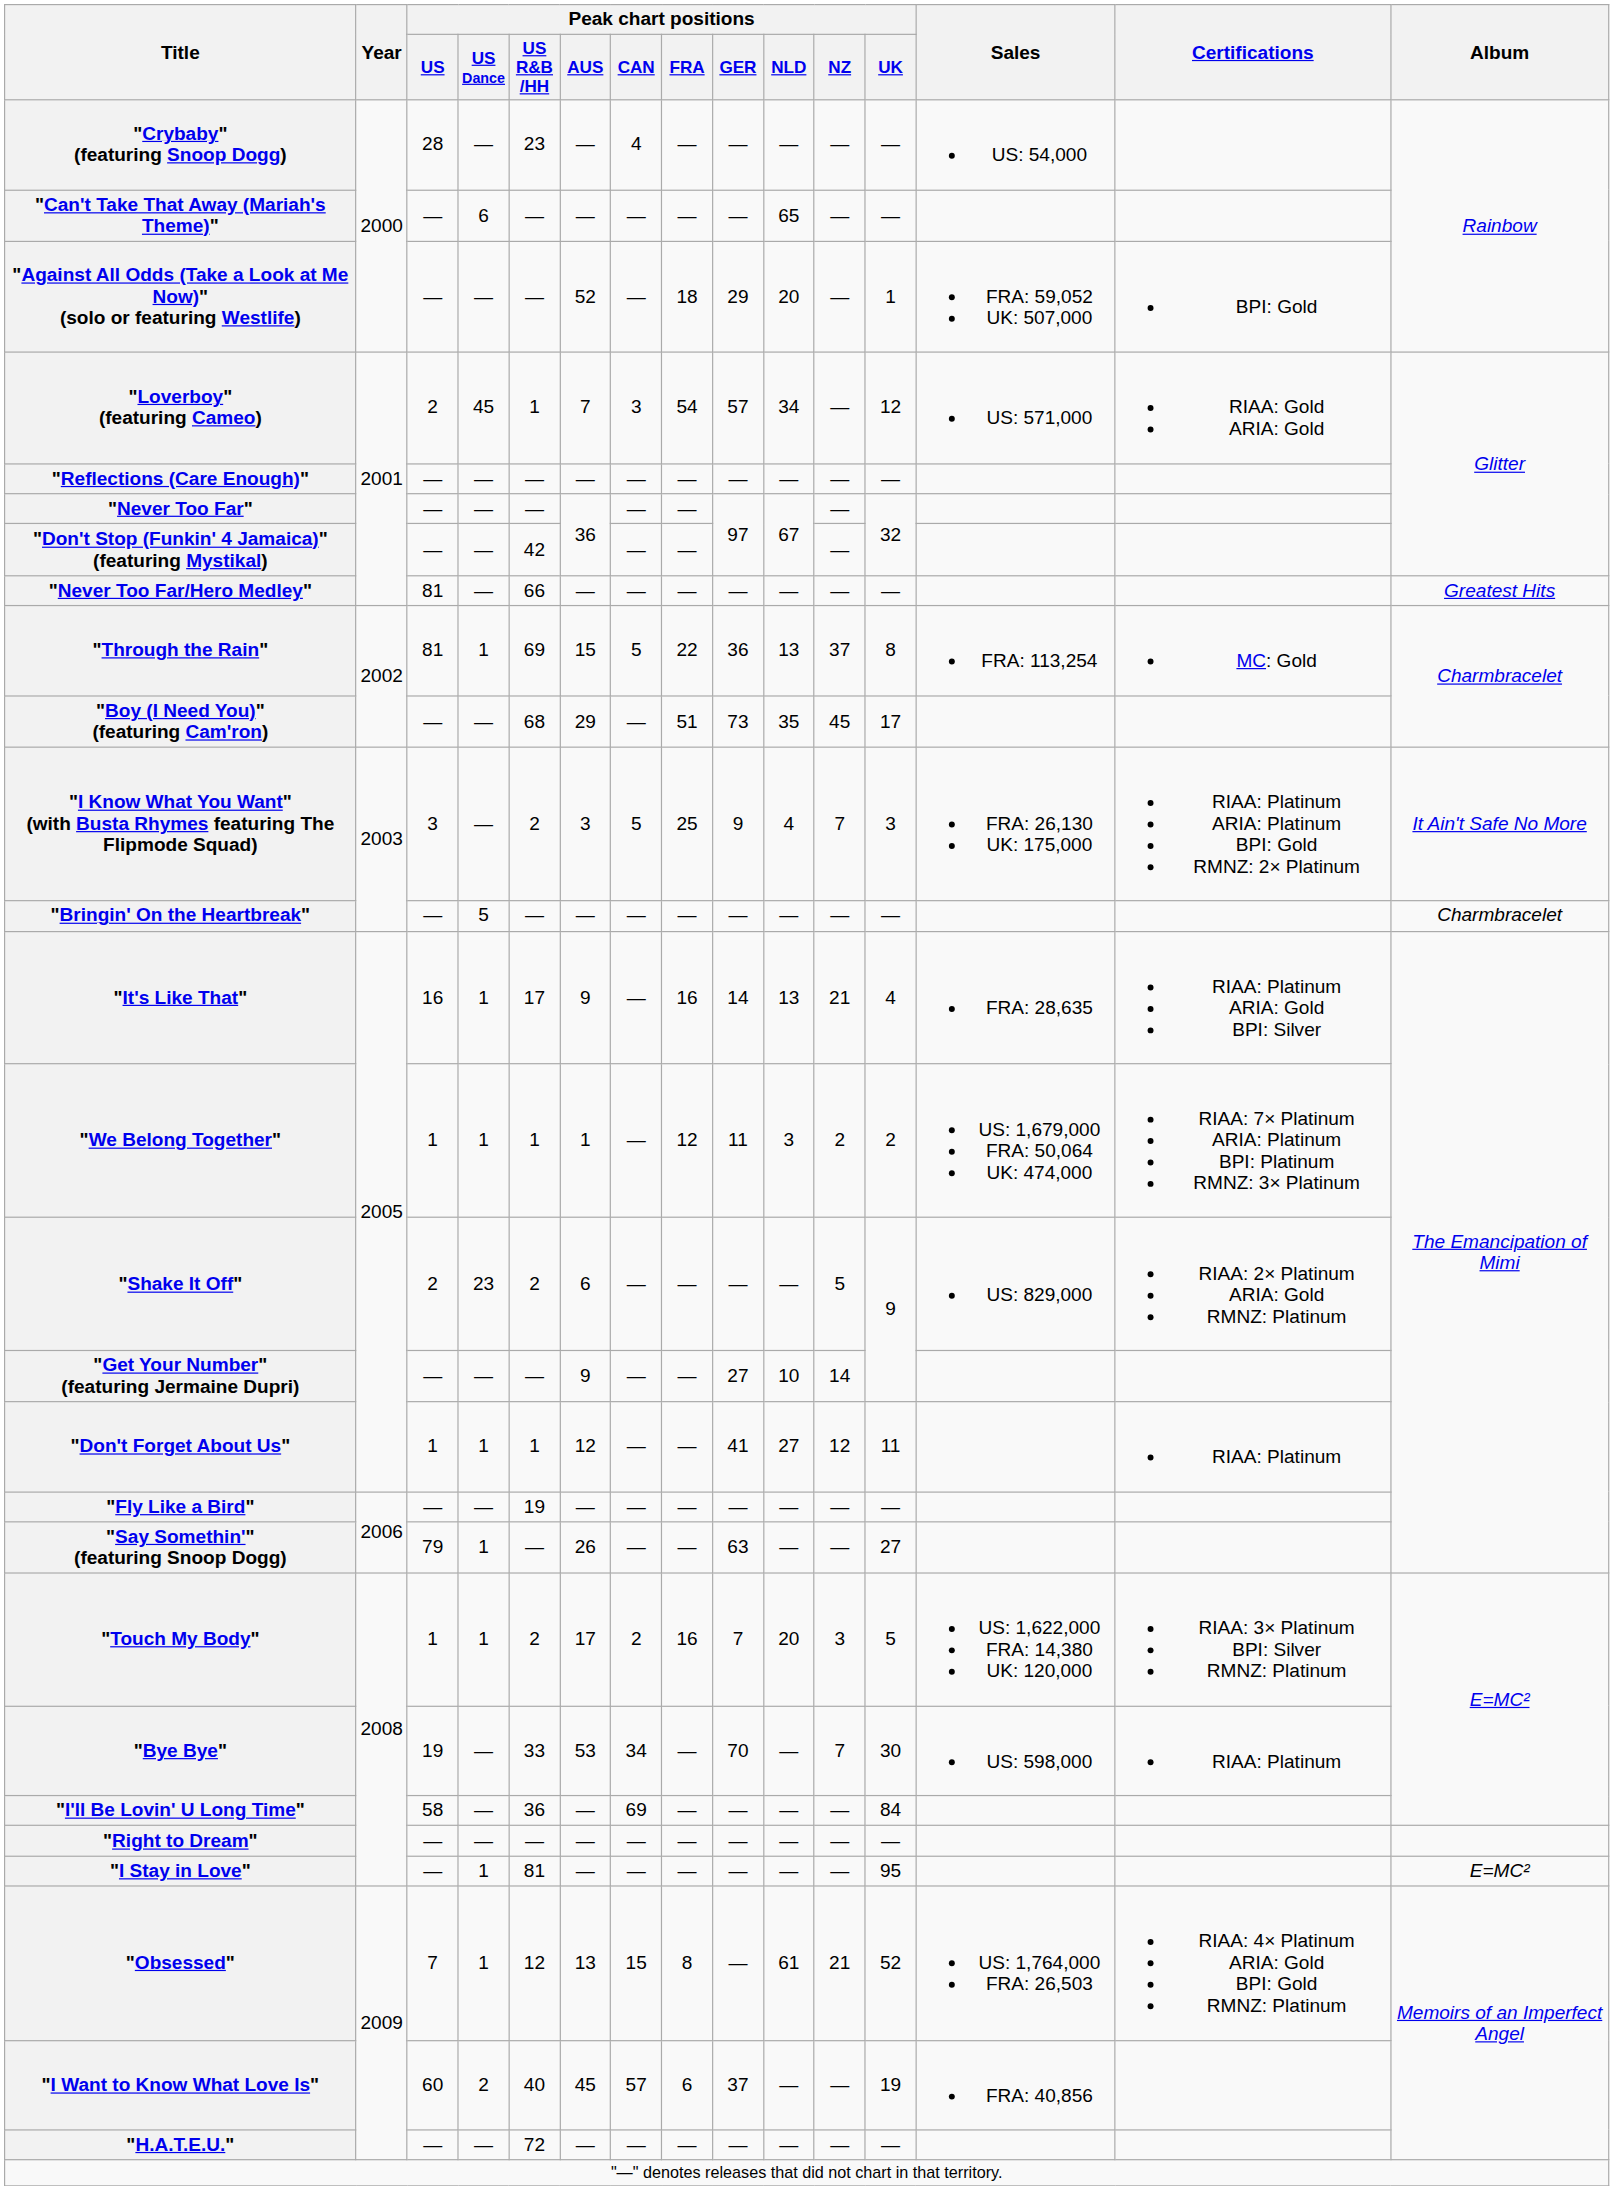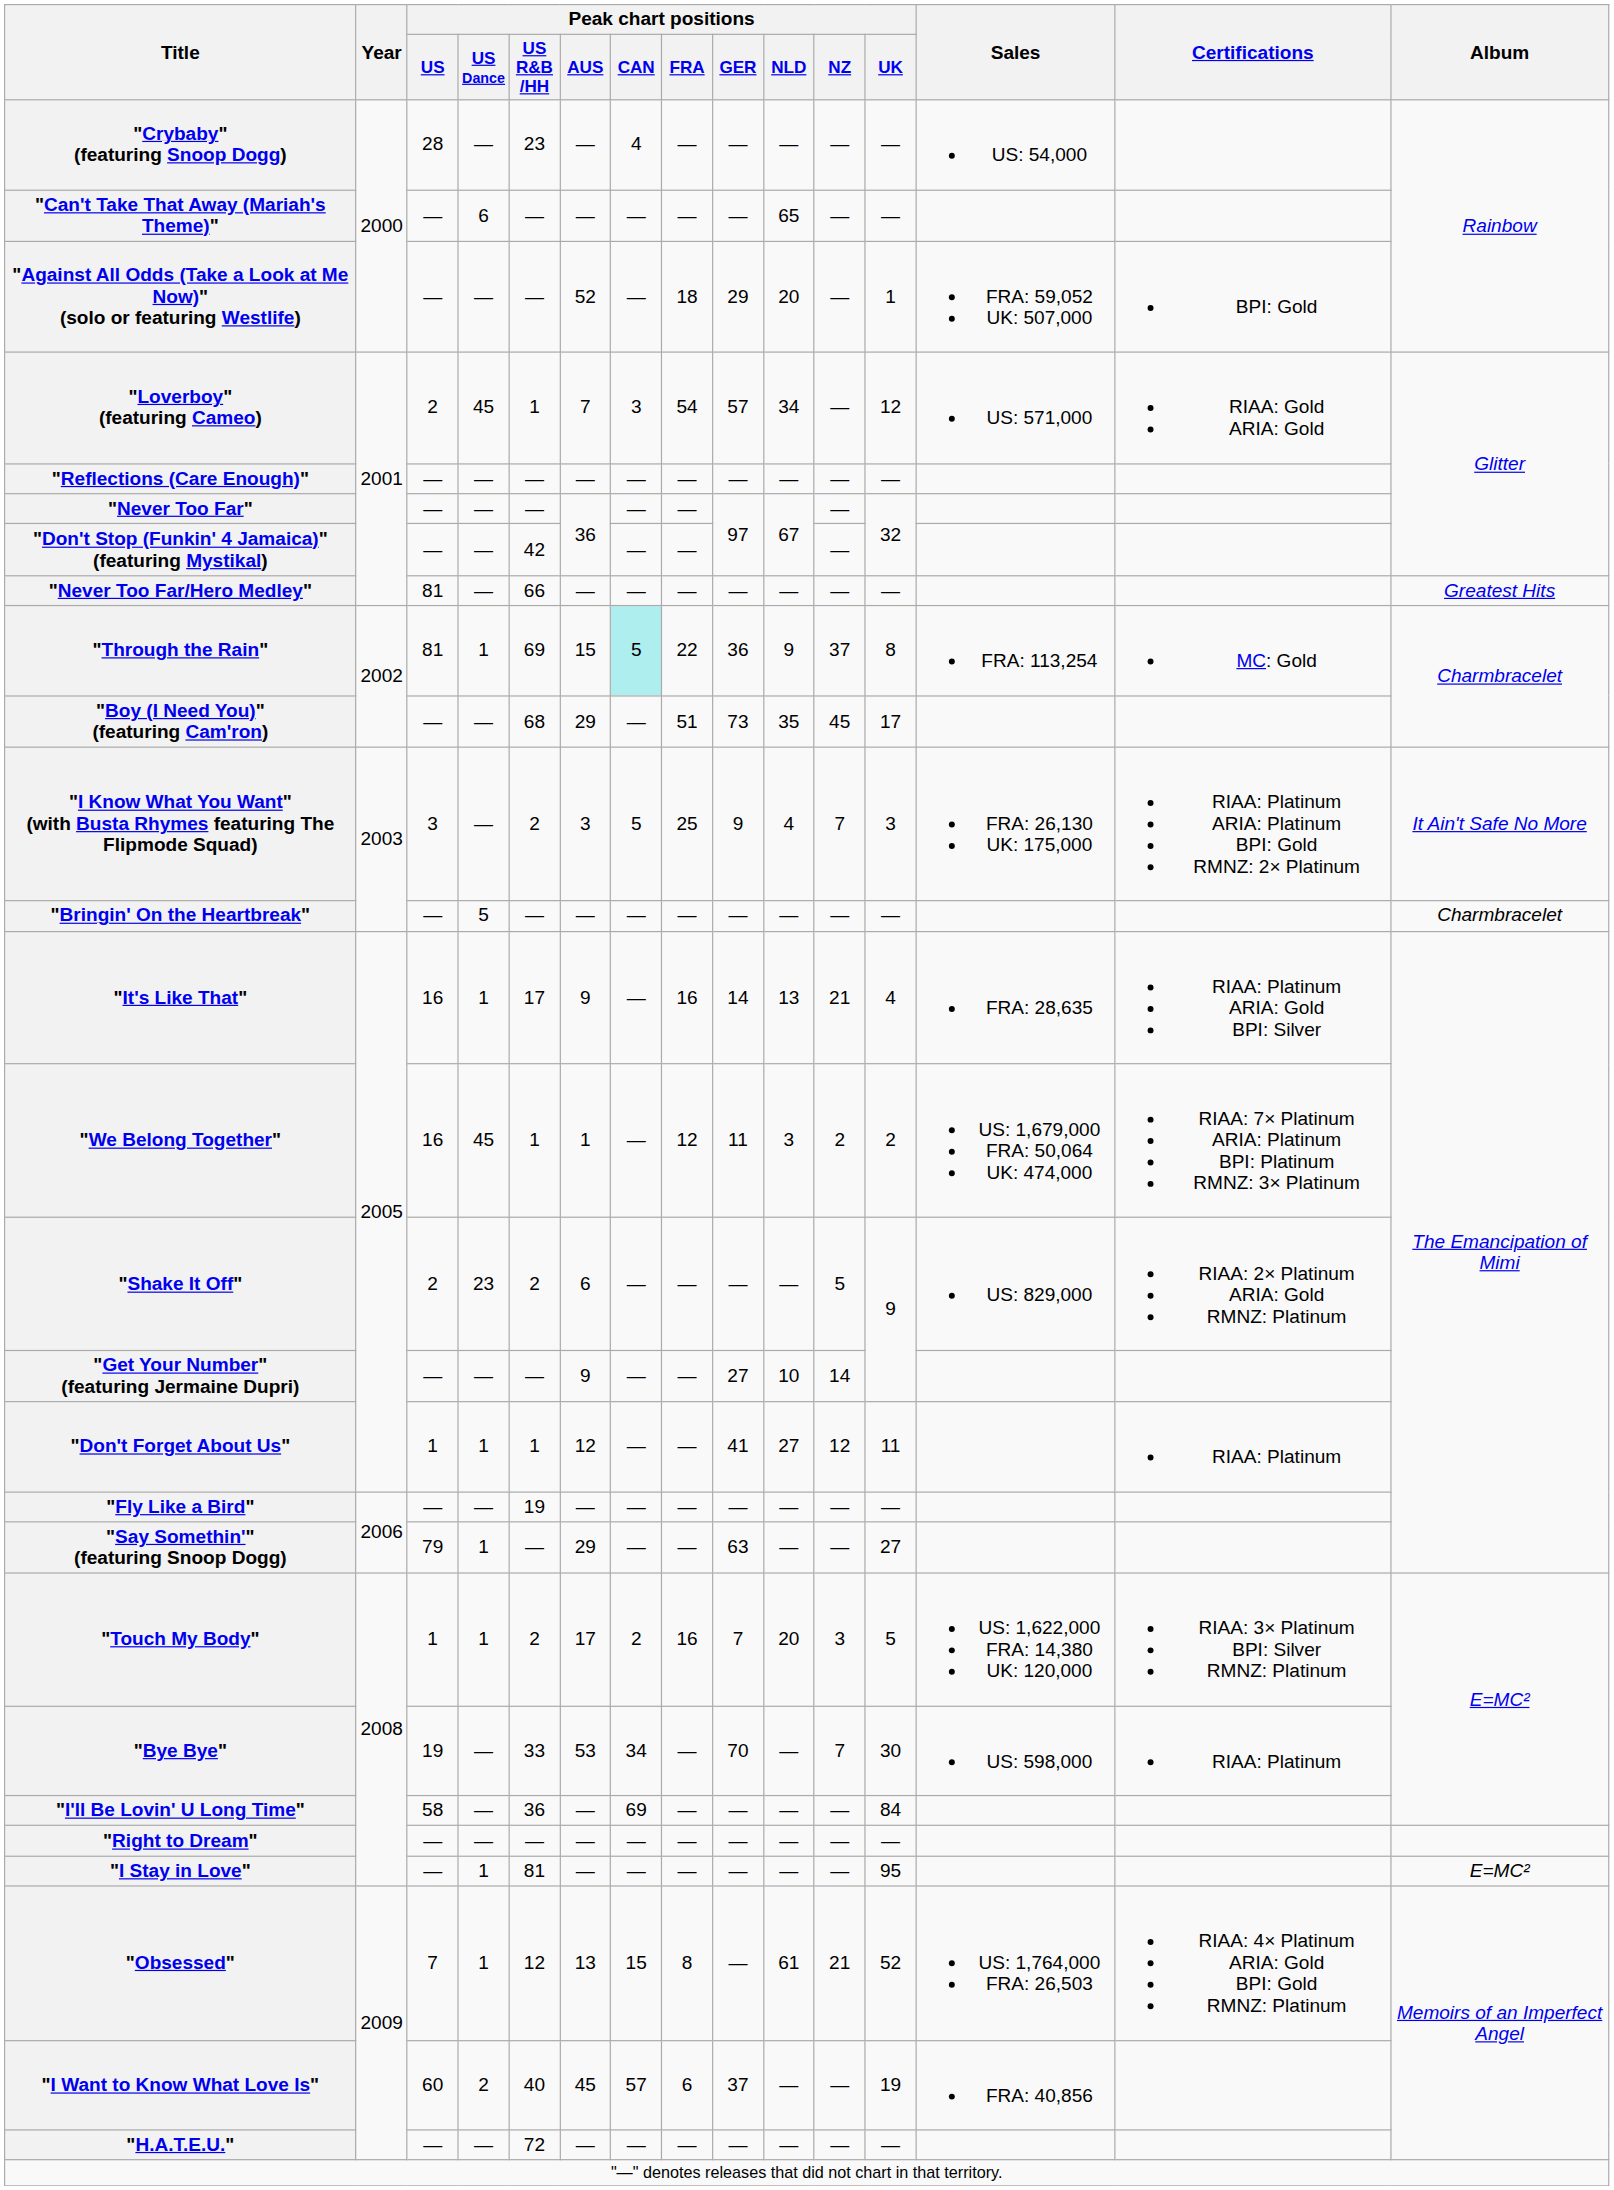(636, 650) no background -> (636, 650) paleturquoise background
(789, 650) 13 -> (789, 650) 9
(433, 1140) 1 -> (433, 1140) 16
(484, 1140) 1 -> (484, 1140) 45
(585, 1547) 26 -> (585, 1547) 29
